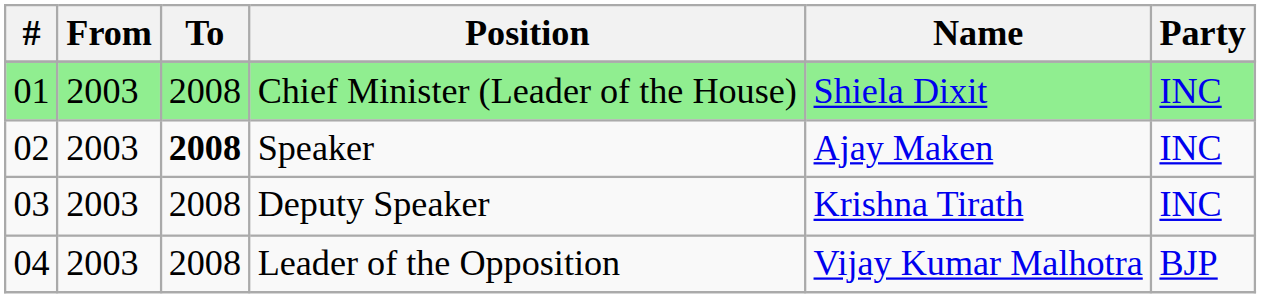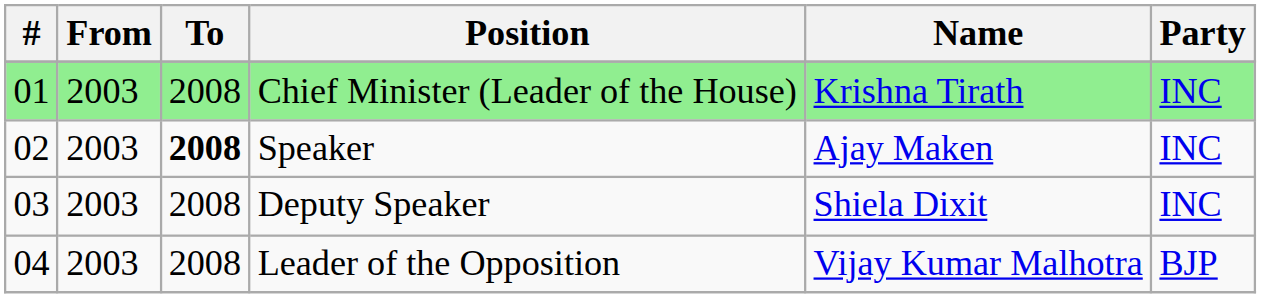(900, 90) Shiela Dixit -> (919, 90) Krishna Tirath
(919, 205) Krishna Tirath -> (900, 205) Shiela Dixit
